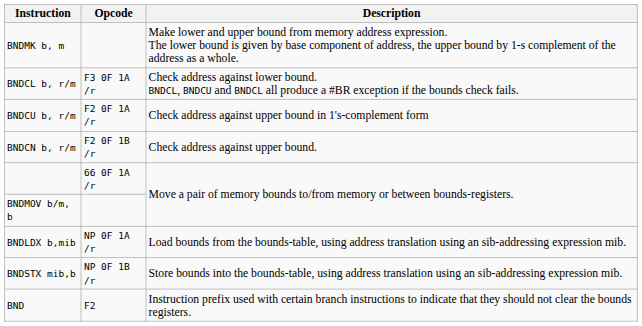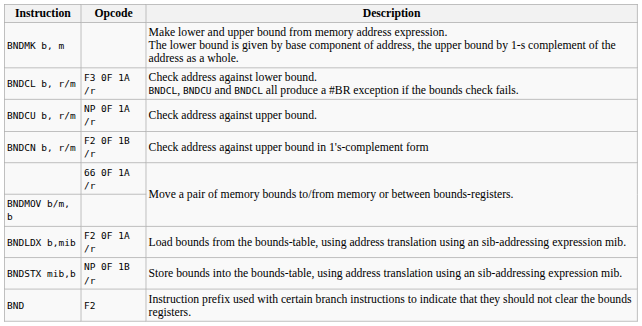(107, 116) F2 0F 1A /r -> (107, 116) NP 0F 1A /r
(289, 115) Check address against upper bound in 1's-complement form -> (233, 115) Check address against upper bound.
(233, 146) Check address against upper bound. -> (289, 146) Check address against upper bound in 1's-complement form
(107, 242) NP 0F 1A /r -> (107, 242) F2 0F 1A /r
